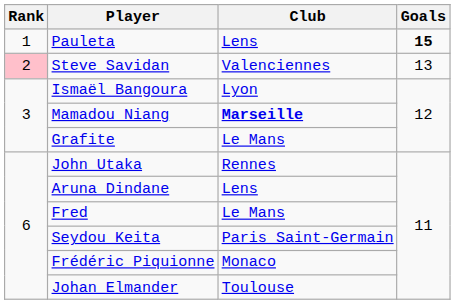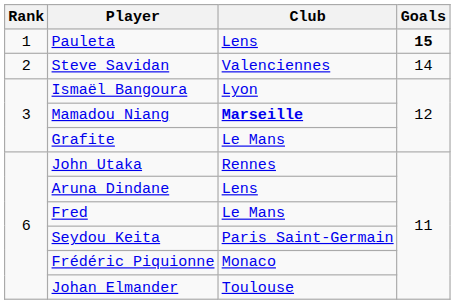(26, 66) pink background -> (26, 66) no background
(423, 66) 13 -> (423, 66) 14
